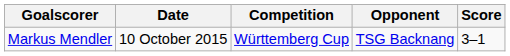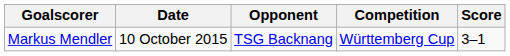columns swapped: (292, 16) <-> (405, 16)
